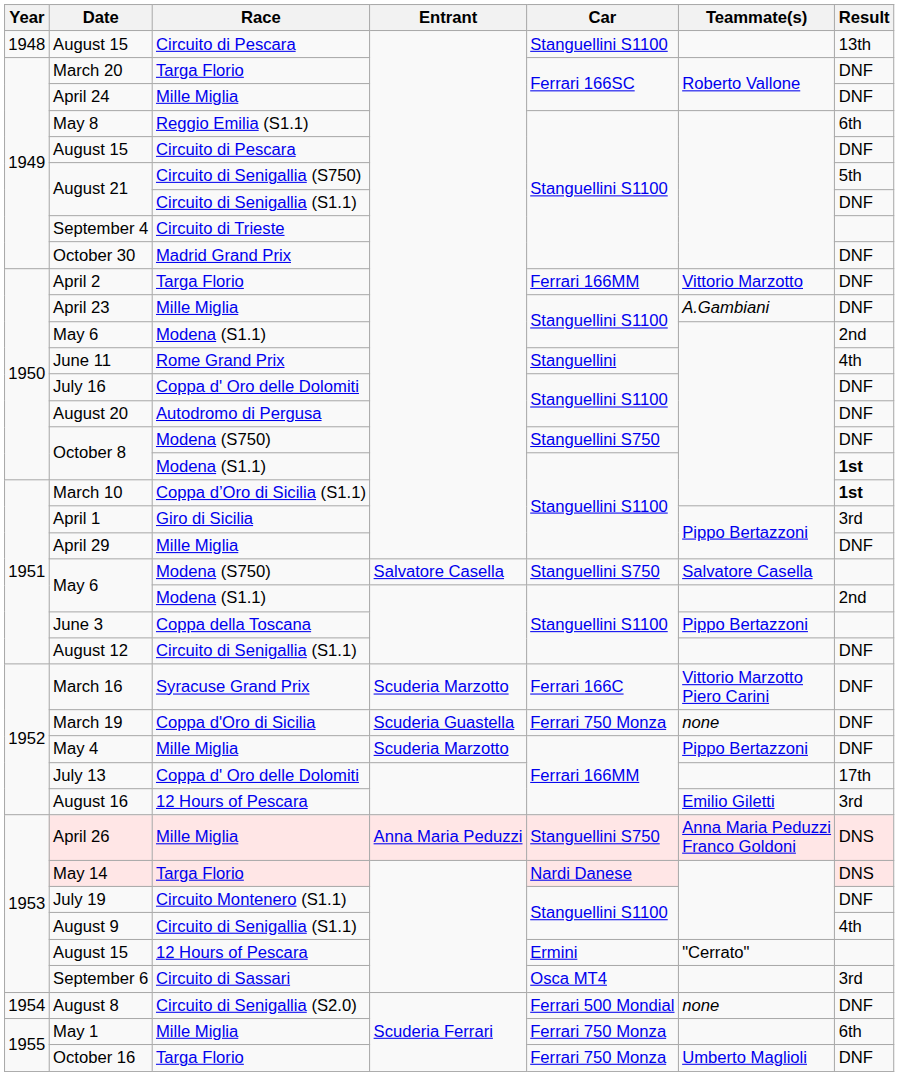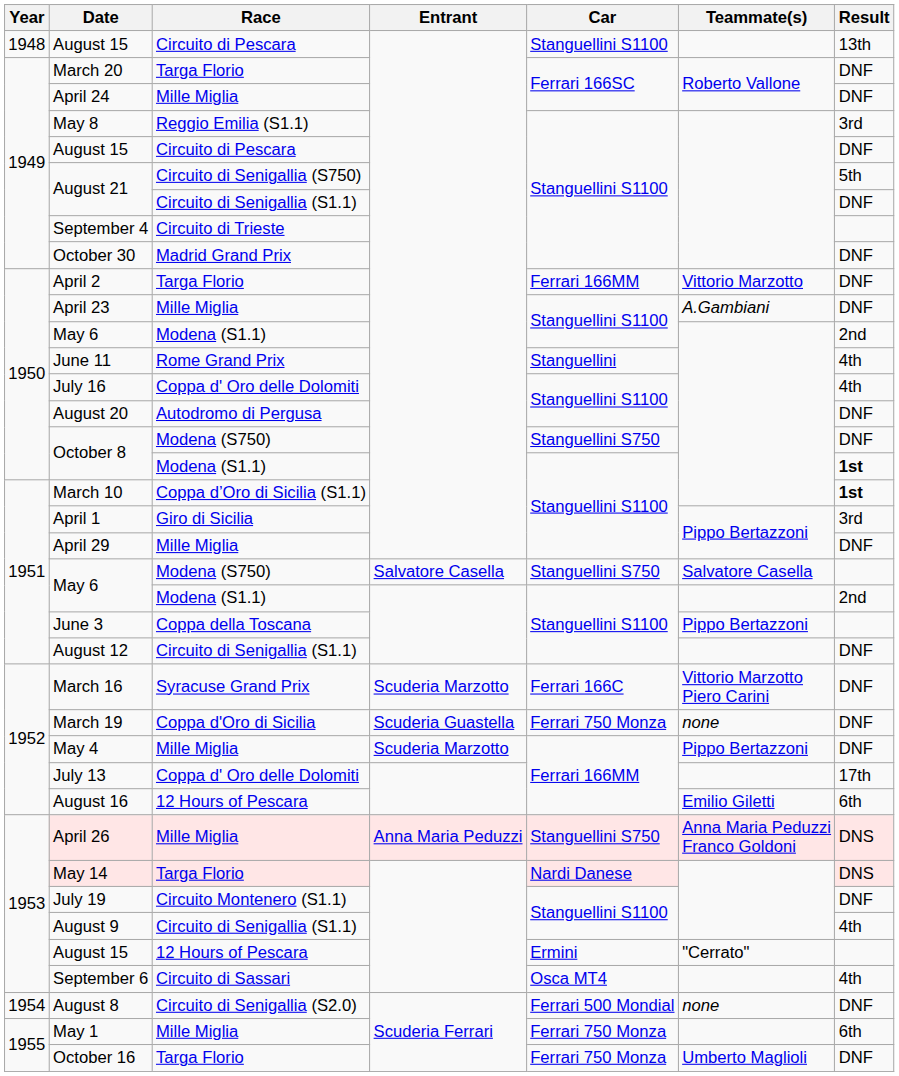(850, 123) 6th -> (851, 123) 3rd
(856, 387) DNF -> (850, 387) 4th
(851, 801) 3rd -> (850, 801) 6th
(851, 978) 3rd -> (850, 978) 4th
